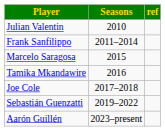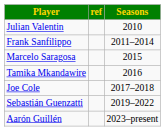columns swapped: (116, 12) <-> (152, 12)
